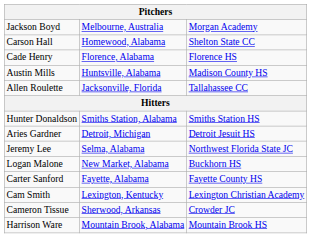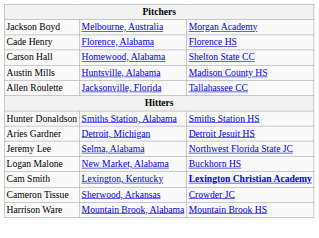rows swapped: (30, 42) <-> (30, 57)
- row: (35, 179)
(247, 194) normal -> (250, 179) bold
